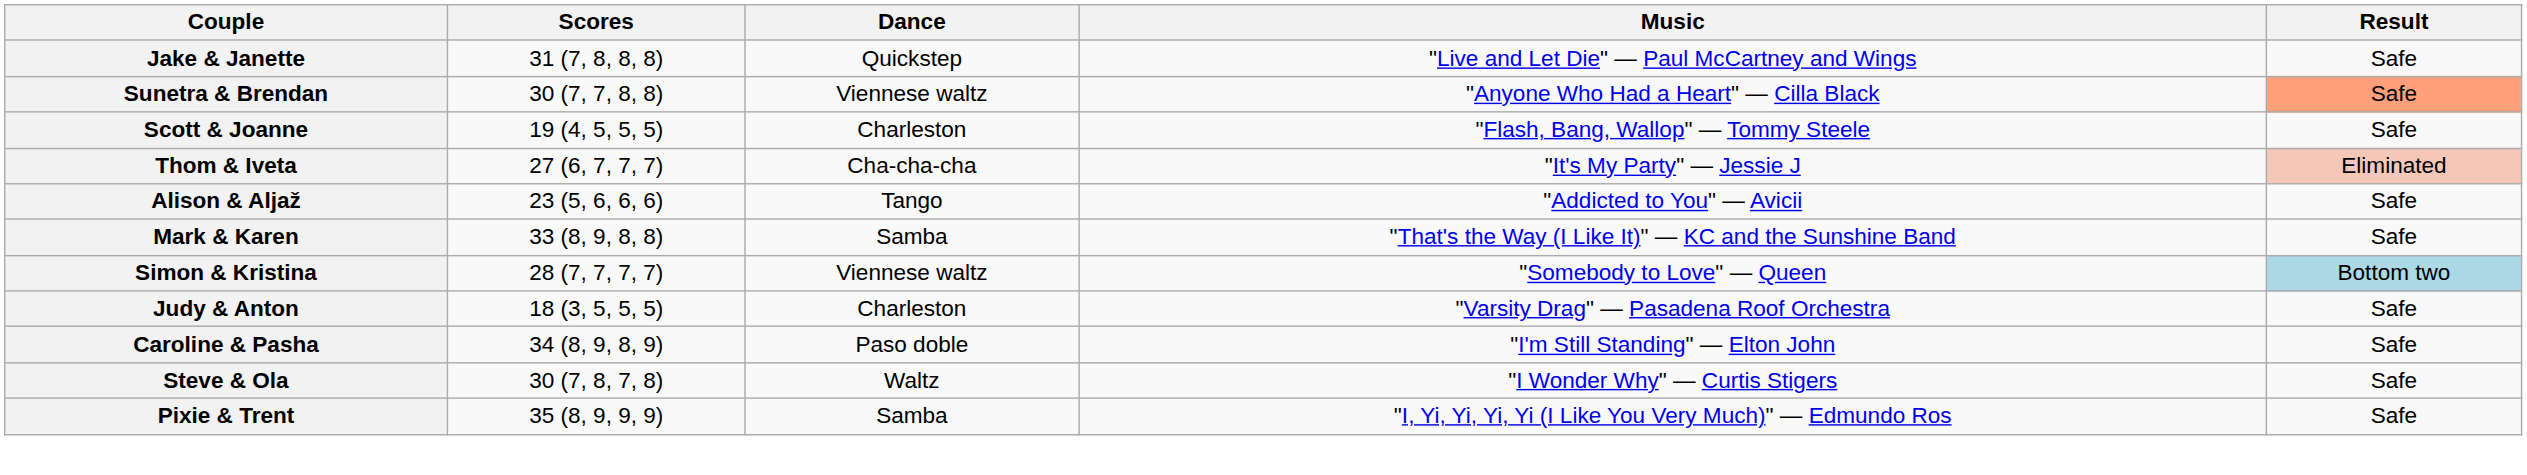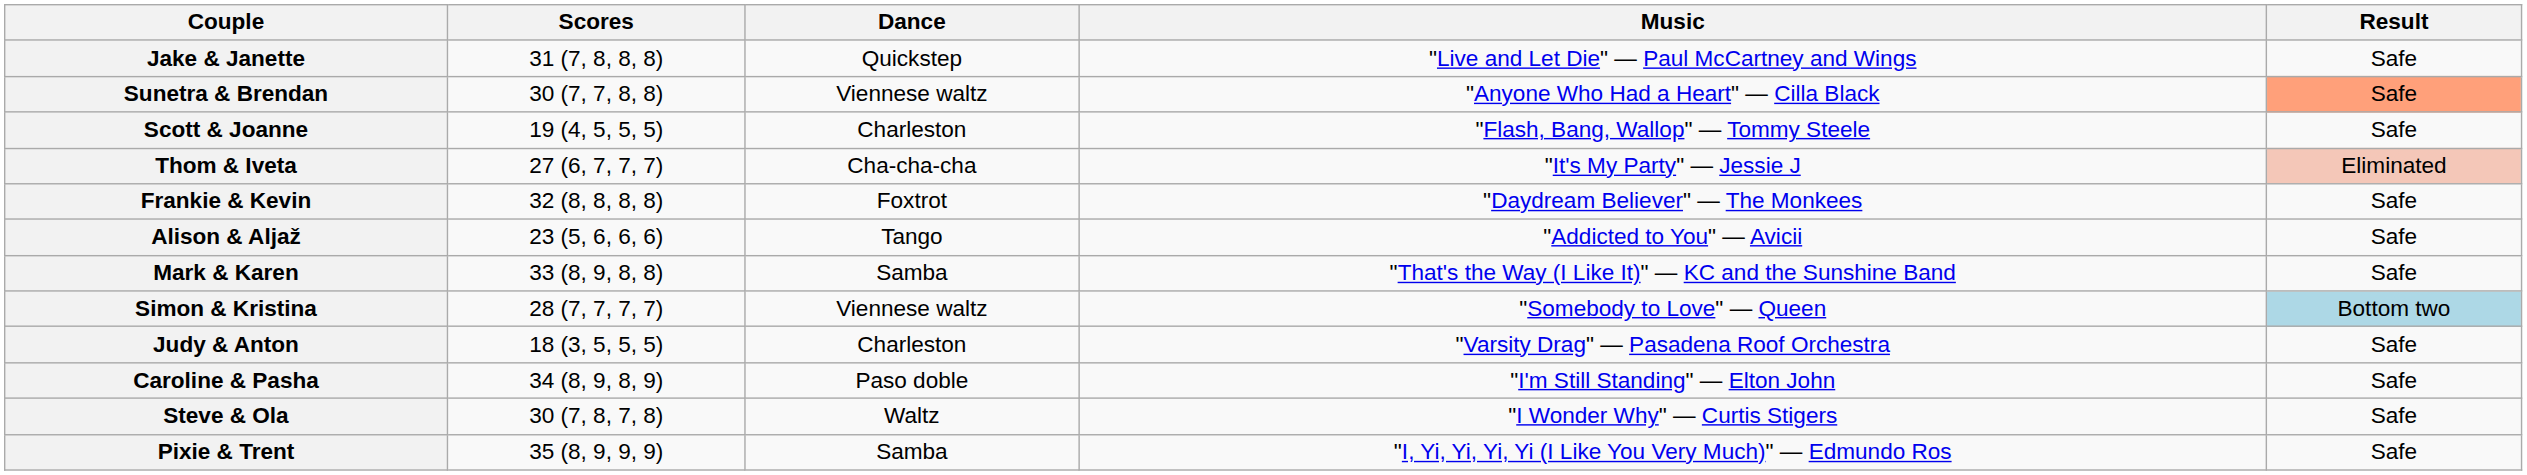+ row: (226, 201)
